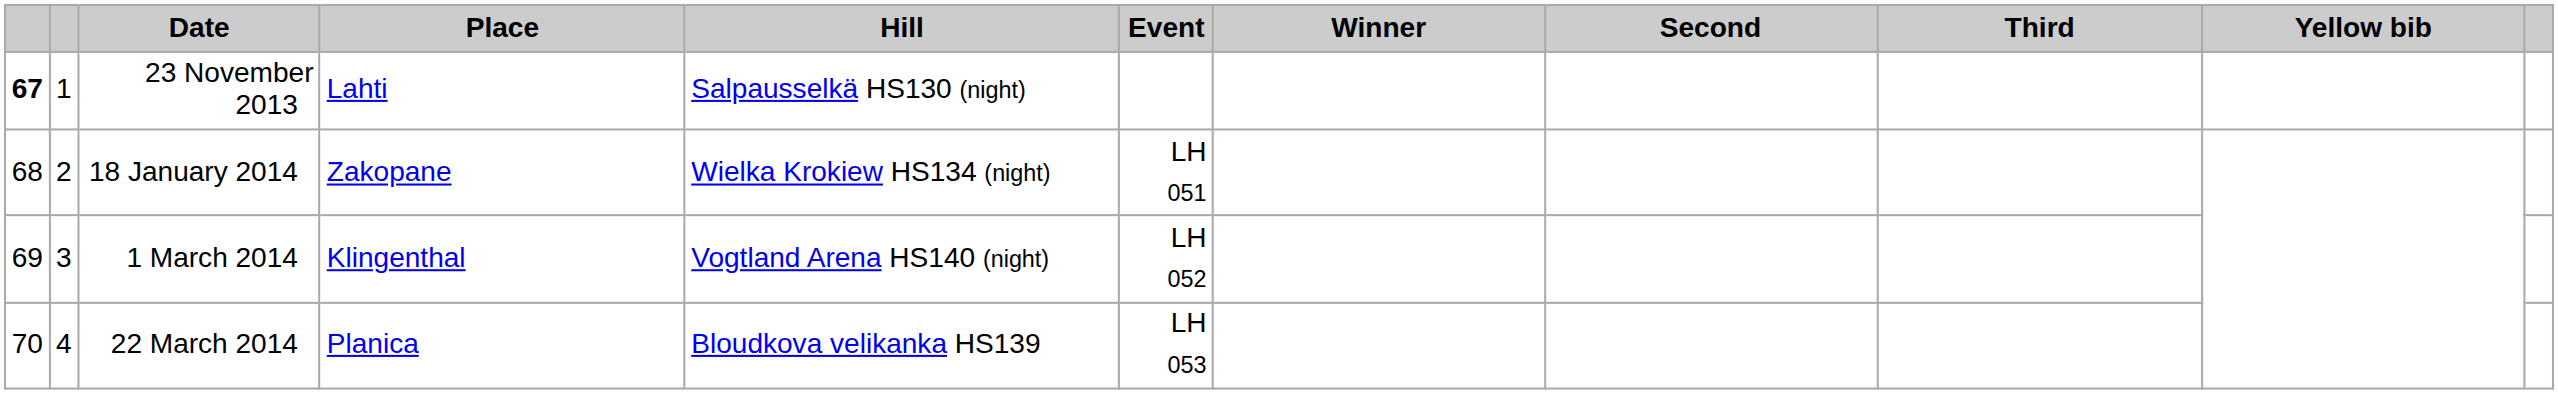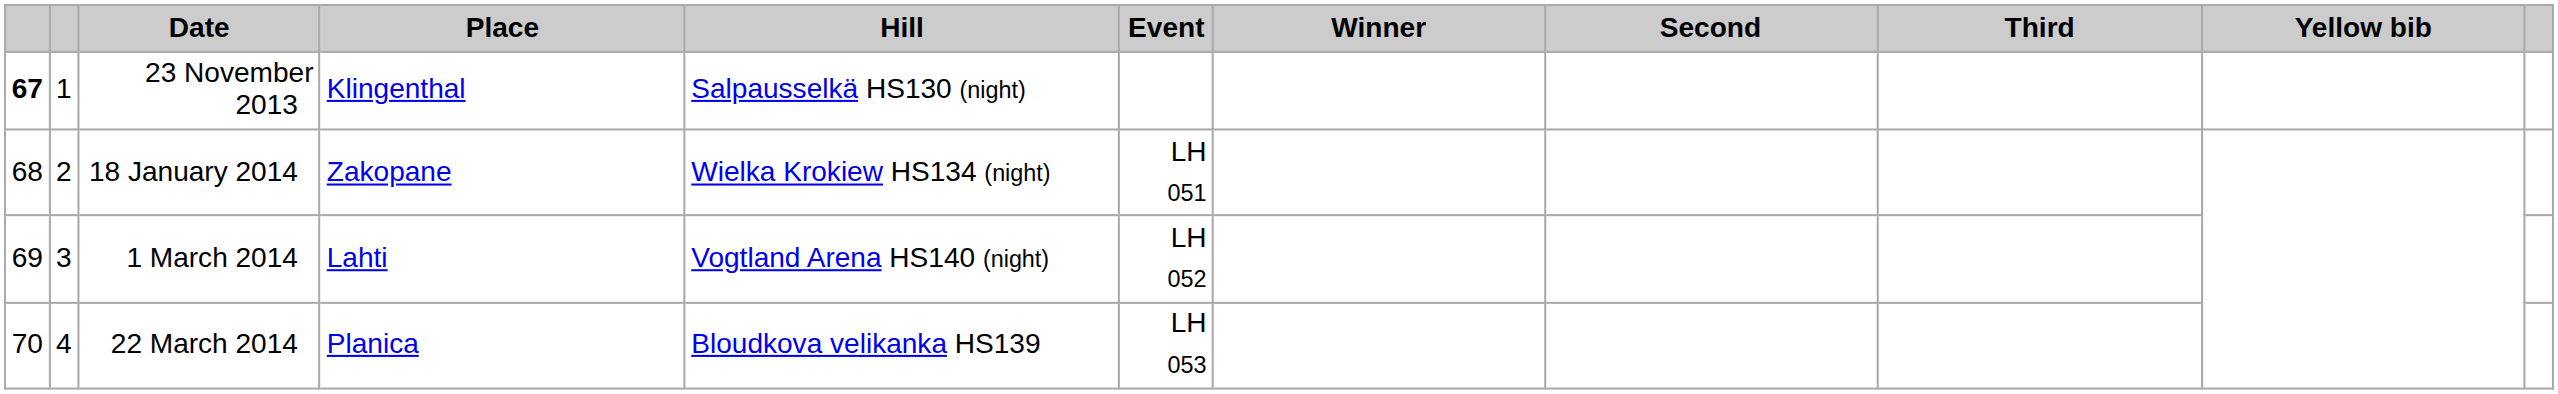(357, 89) Lahti -> (396, 89) Klingenthal
(396, 257) Klingenthal -> (357, 257) Lahti
